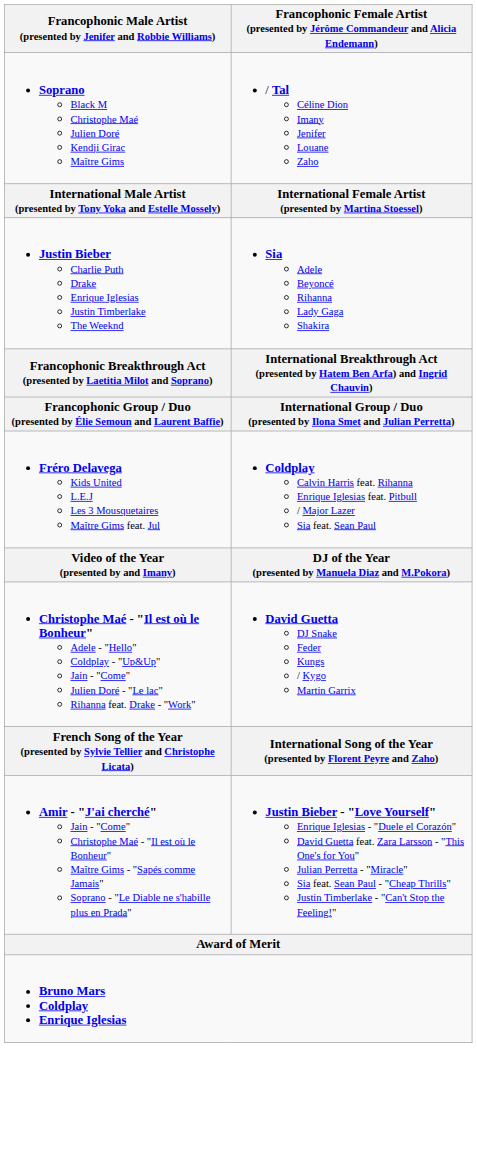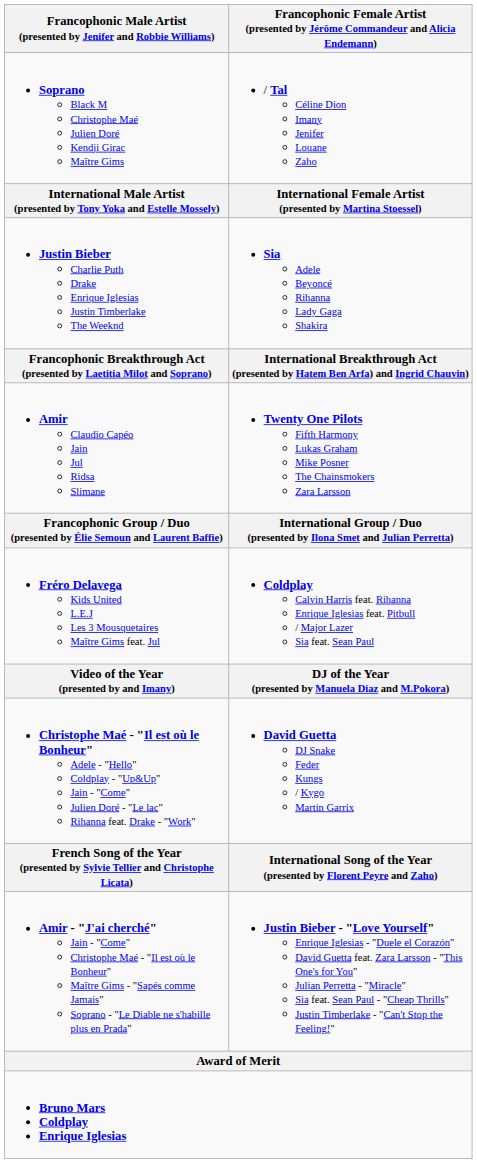+ row: (117, 455)
